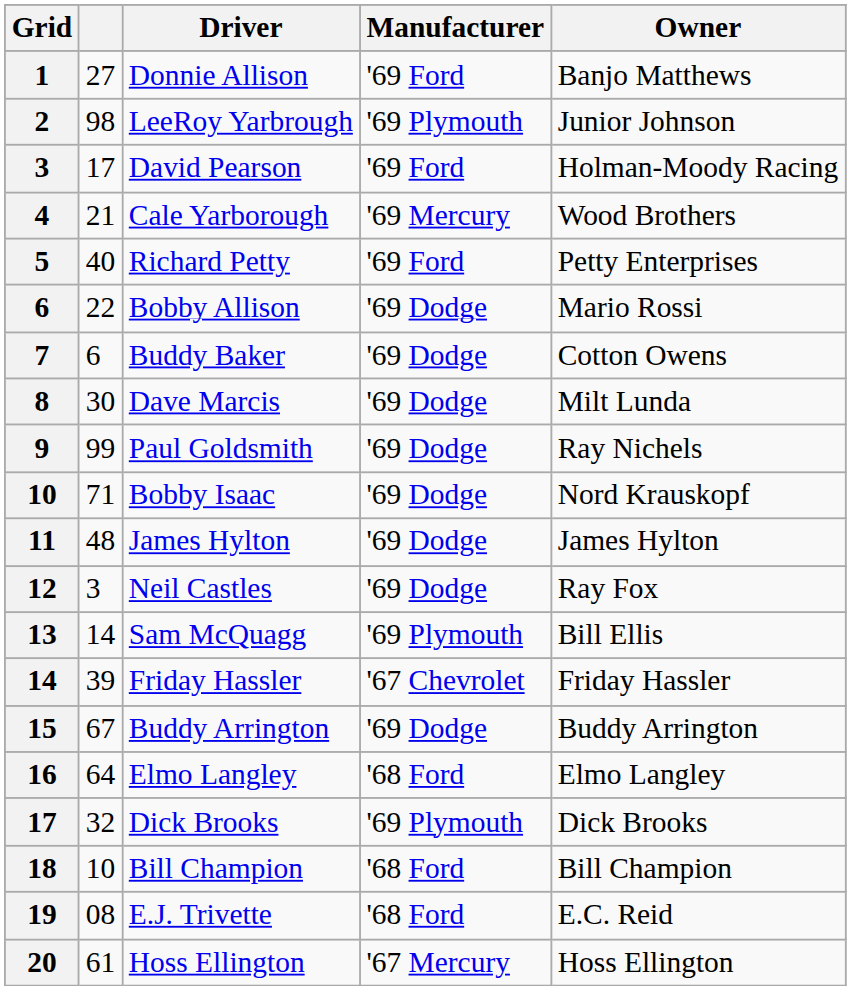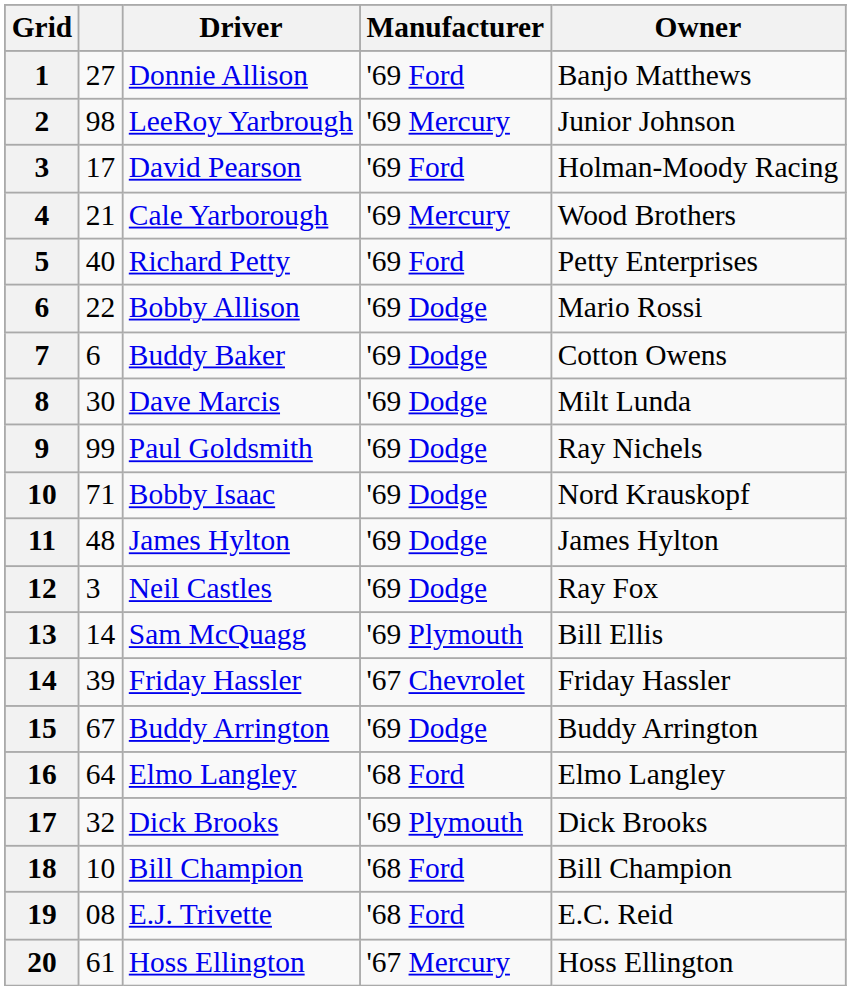(445, 121) '69 Plymouth -> (438, 121) '69 Mercury
